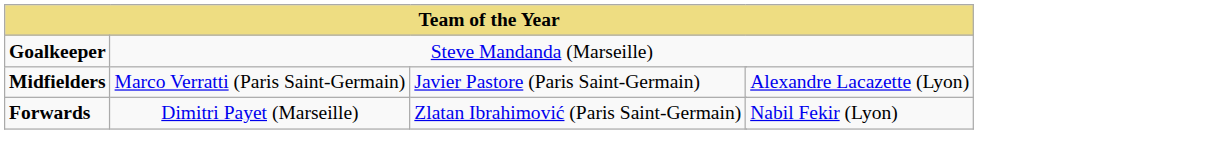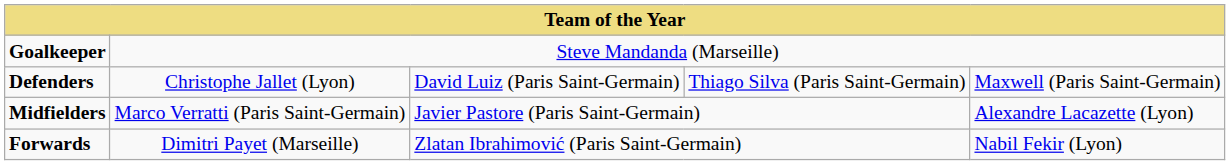+ row: (51, 81)
